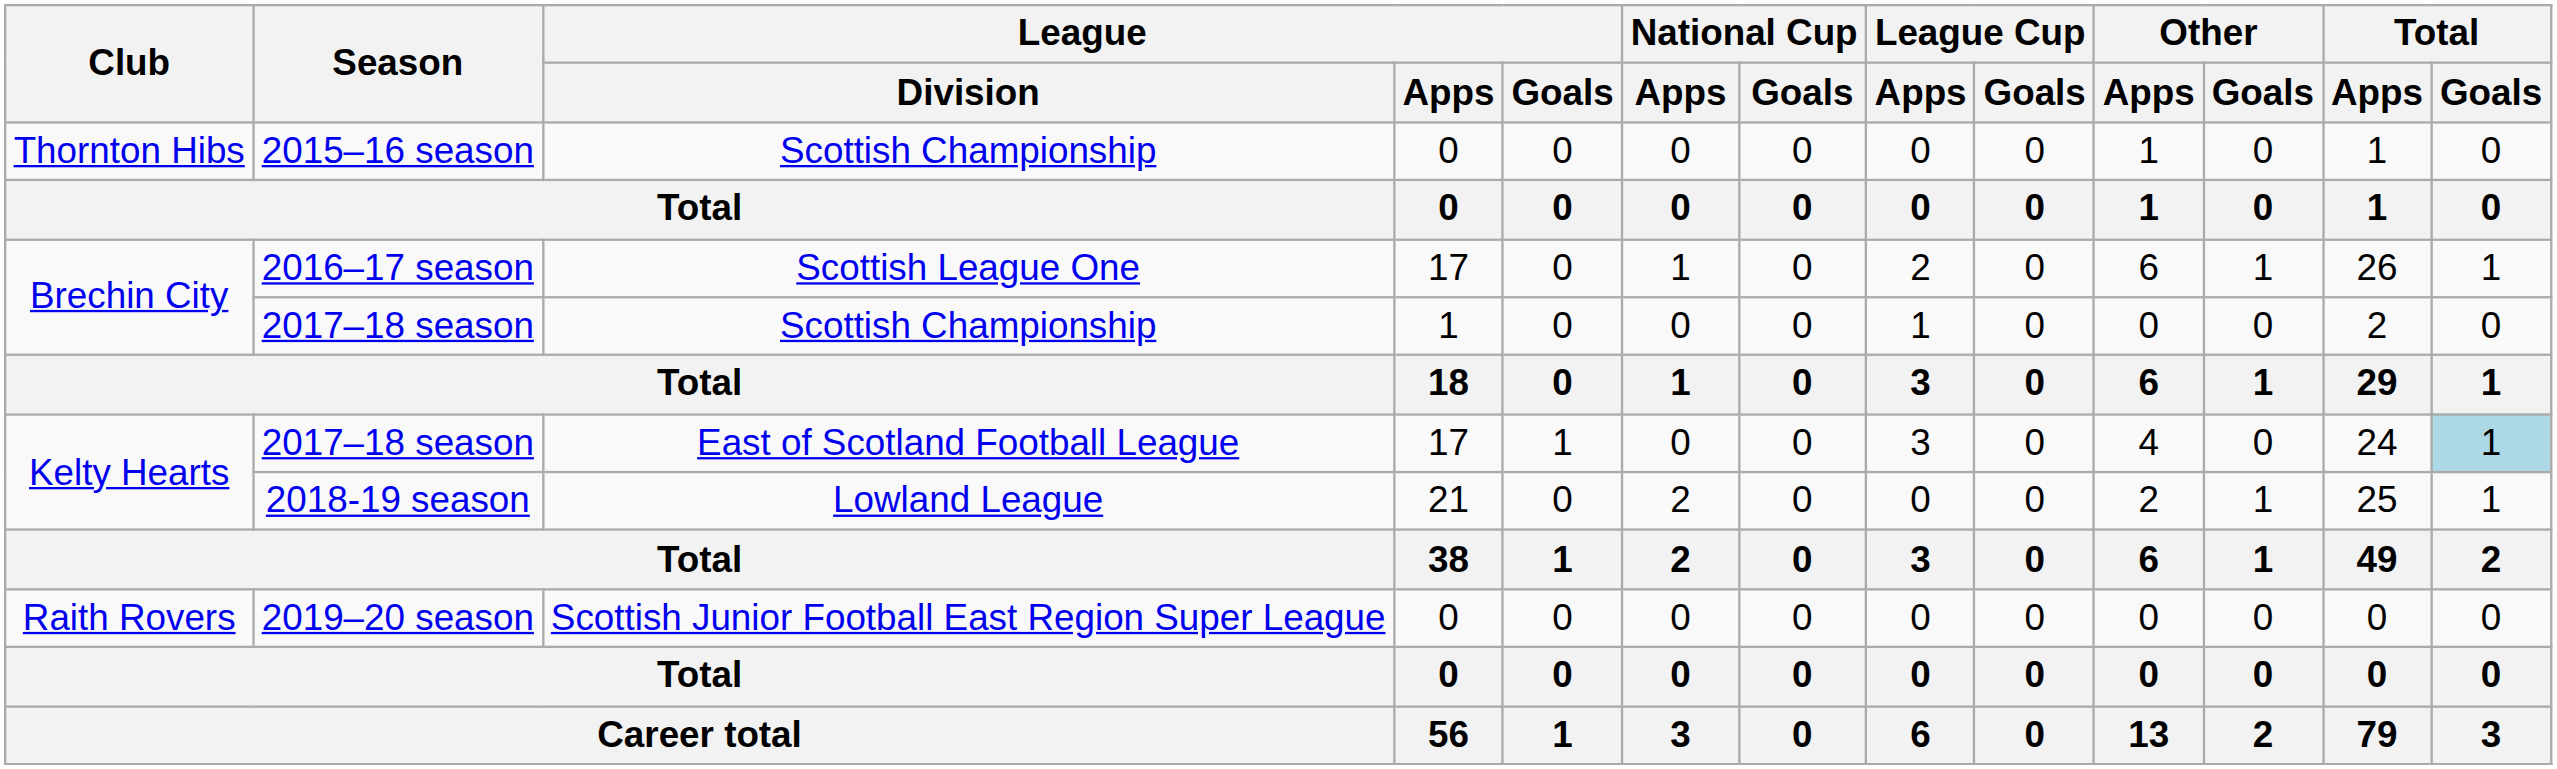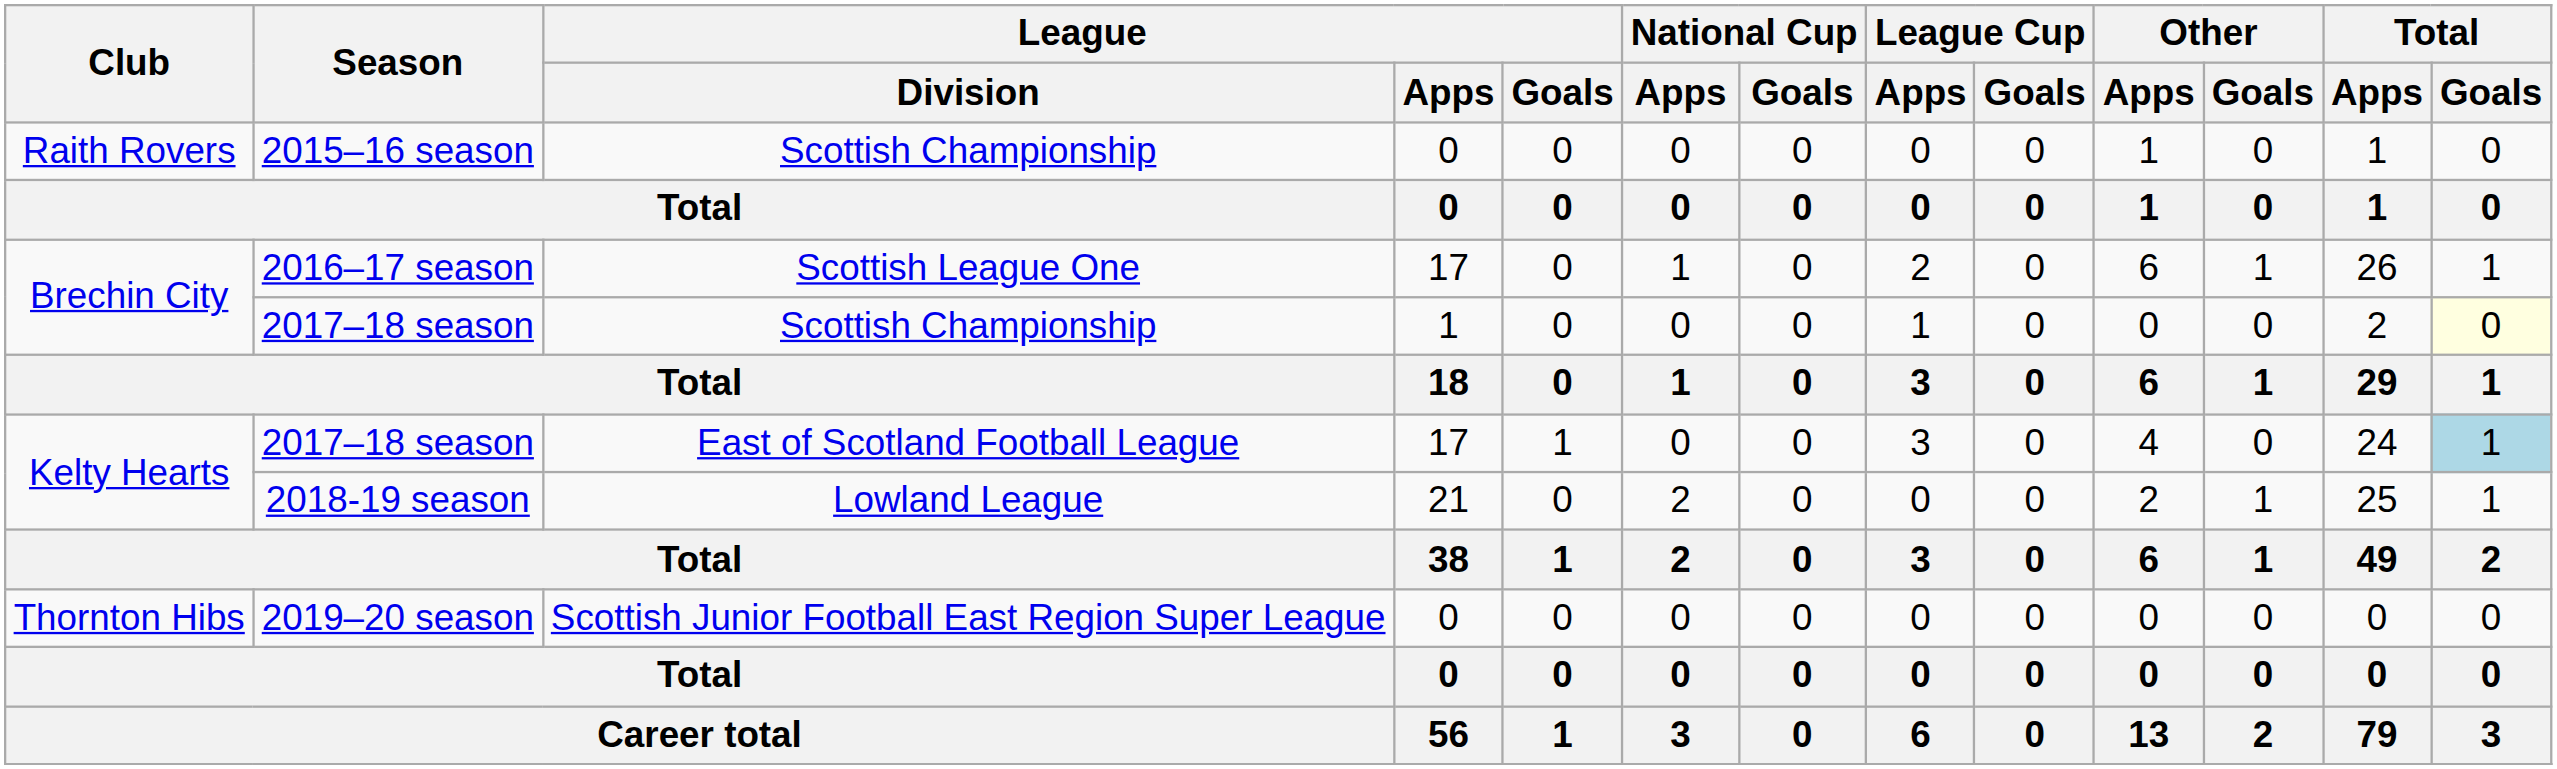(129, 150) Thornton Hibs -> (129, 150) Raith Rovers
(2491, 325) no background -> (2491, 325) lightyellow background
(129, 617) Raith Rovers -> (129, 617) Thornton Hibs
